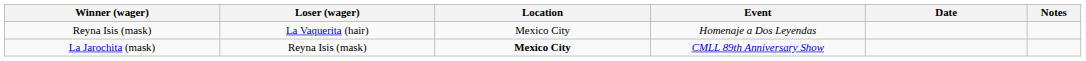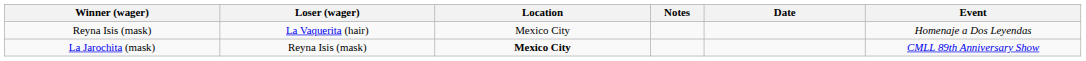columns swapped: (758, 13) <-> (1054, 13)
